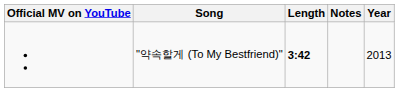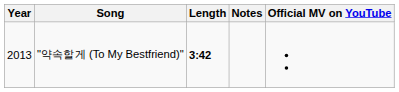columns swapped: (379, 13) <-> (69, 13)
